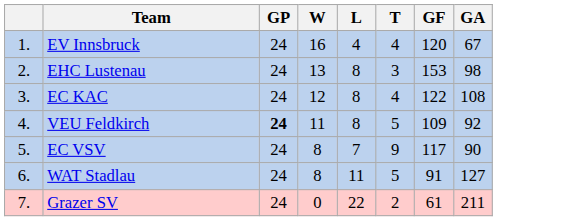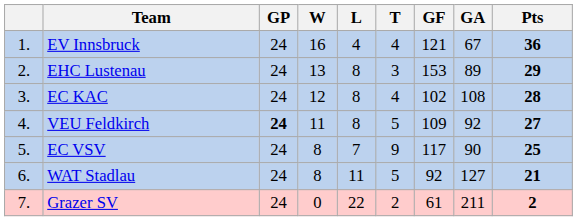+ column: (533, 17)
(434, 44) 120 -> (434, 44) 121
(473, 70) 98 -> (473, 70) 89
(434, 96) 122 -> (434, 96) 102
(434, 176) 91 -> (434, 176) 92
